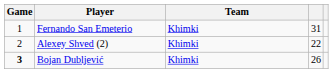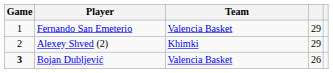(183, 28) Khimki -> (200, 28) Valencia Basket
(316, 28) 31 -> (316, 28) 29
(316, 44) 22 -> (316, 44) 29
(183, 60) Khimki -> (200, 60) Valencia Basket
